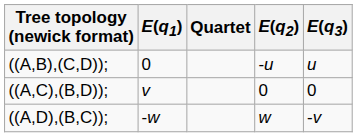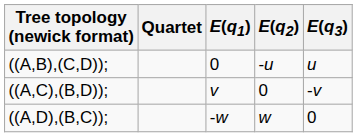columns swapped: (220, 27) <-> (162, 28)
(312, 90) 0 -> (314, 90) -v
(314, 117) -v -> (312, 117) 0
